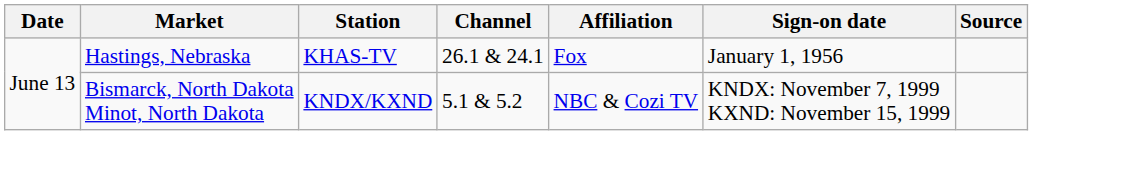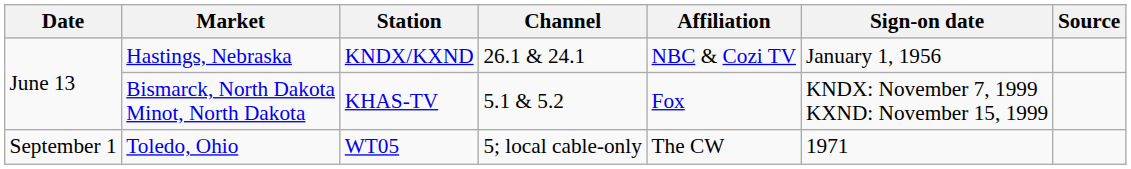(350, 55) KHAS-TV -> (409, 55) KNDX/KXND
(570, 55) Fox -> (724, 55) NBC & Cozi TV
(368, 100) KNDX/KXND -> (391, 100) KHAS-TV
(626, 100) NBC & Cozi TV -> (668, 100) Fox
+ row: (182, 146)
